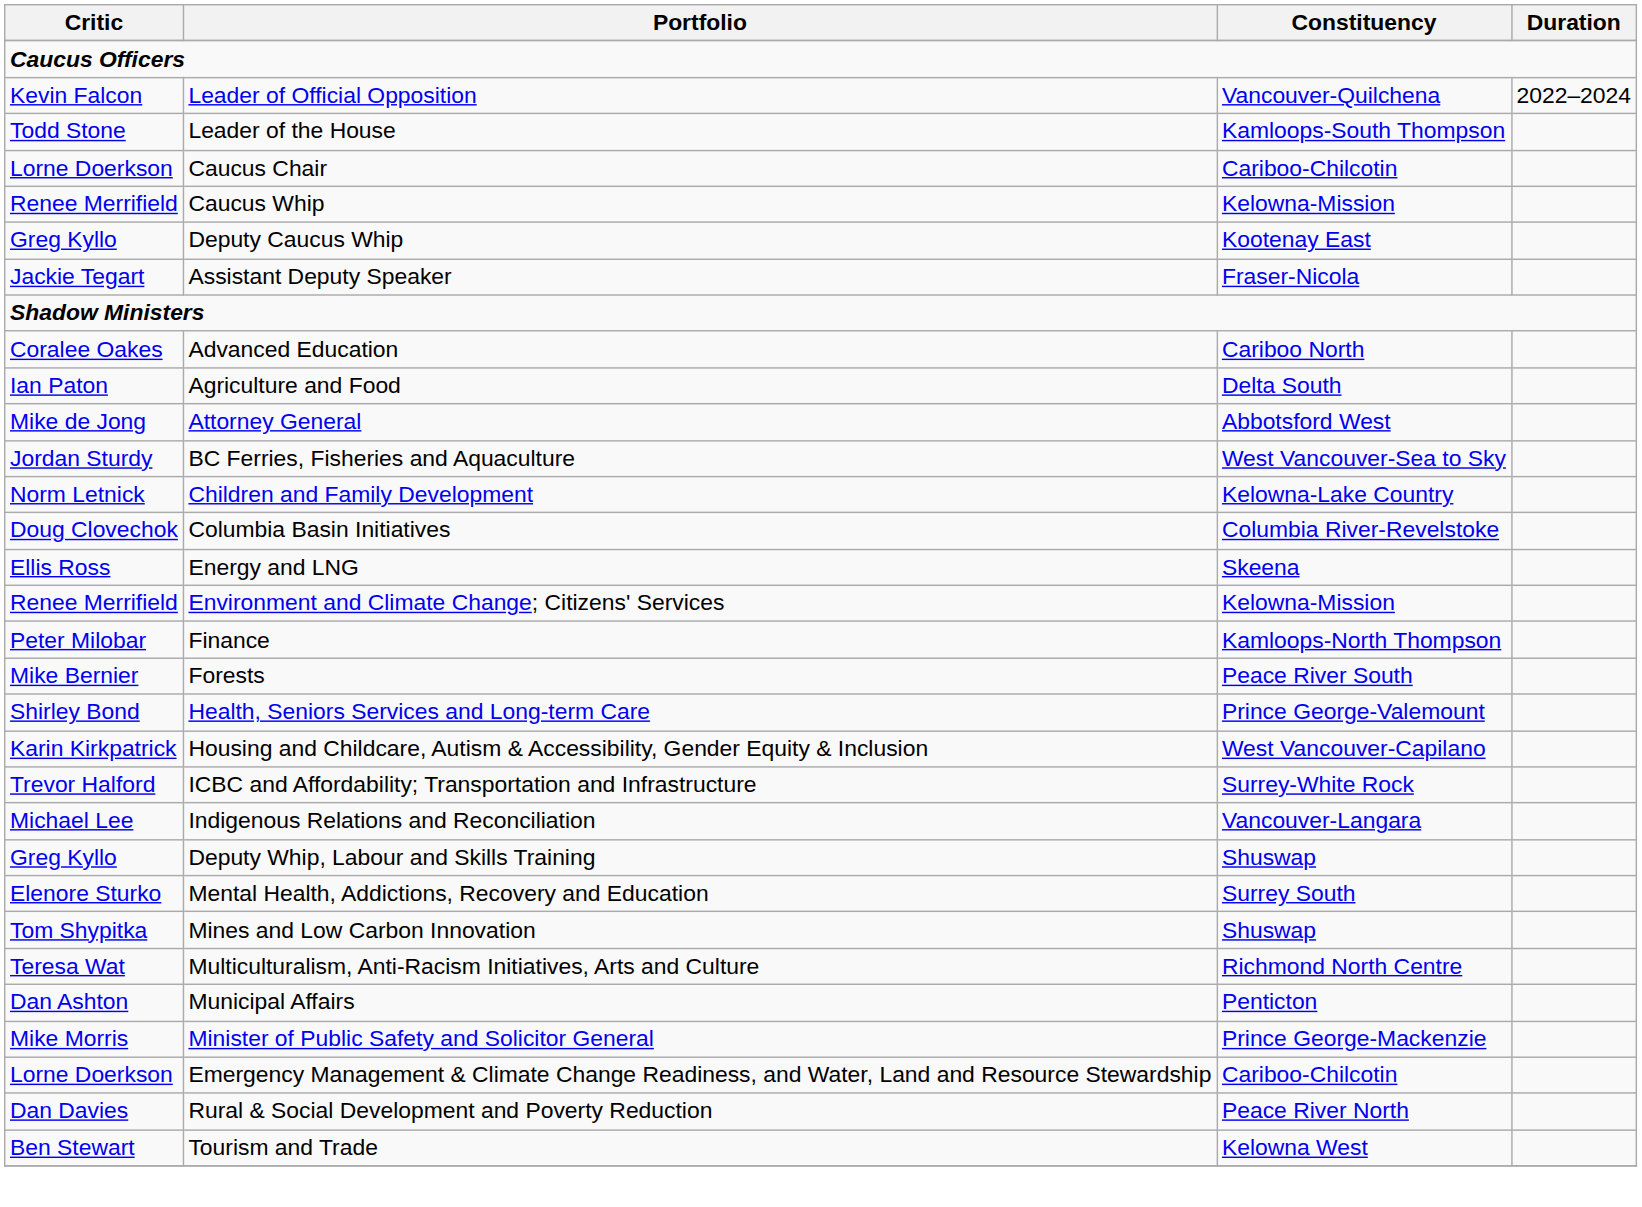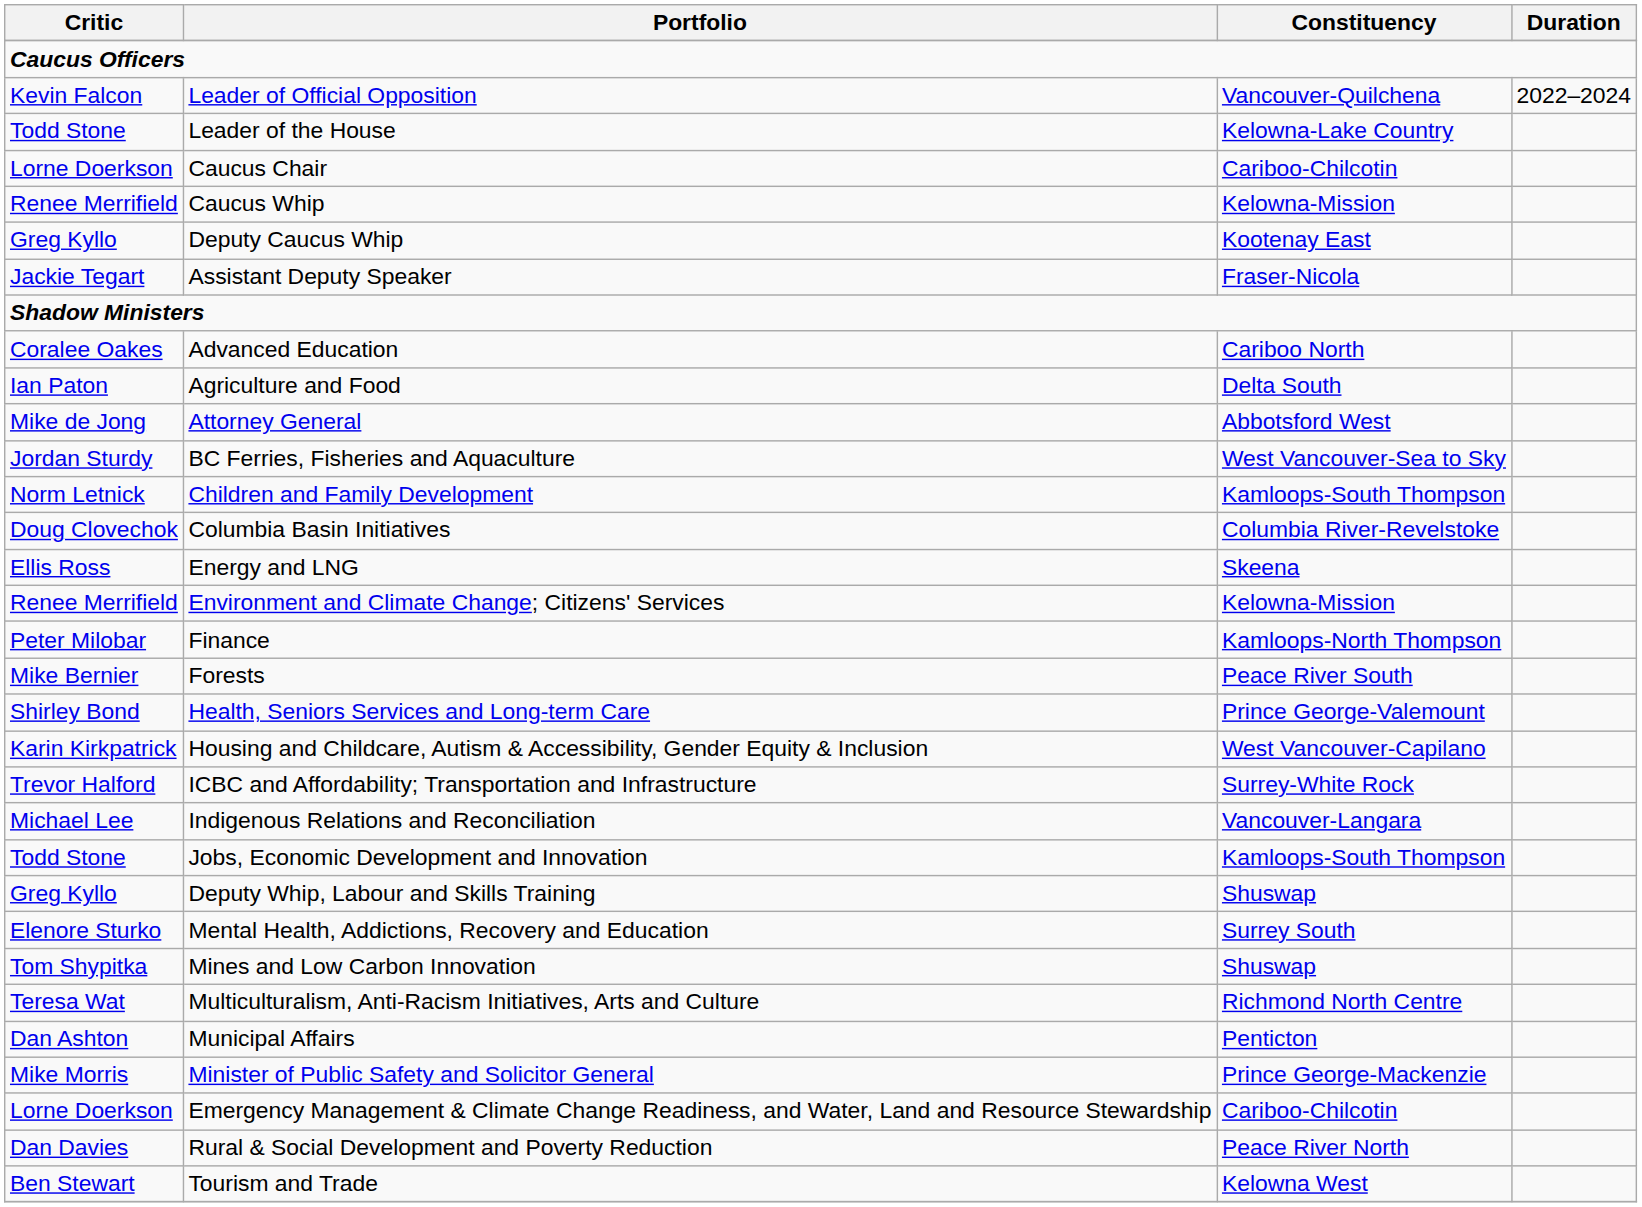(1364, 131) Kamloops-South Thompson -> (1338, 131) Kelowna-Lake Country
(1338, 494) Kelowna-Lake Country -> (1364, 494) Kamloops-South Thompson
+ row: (418, 857)
